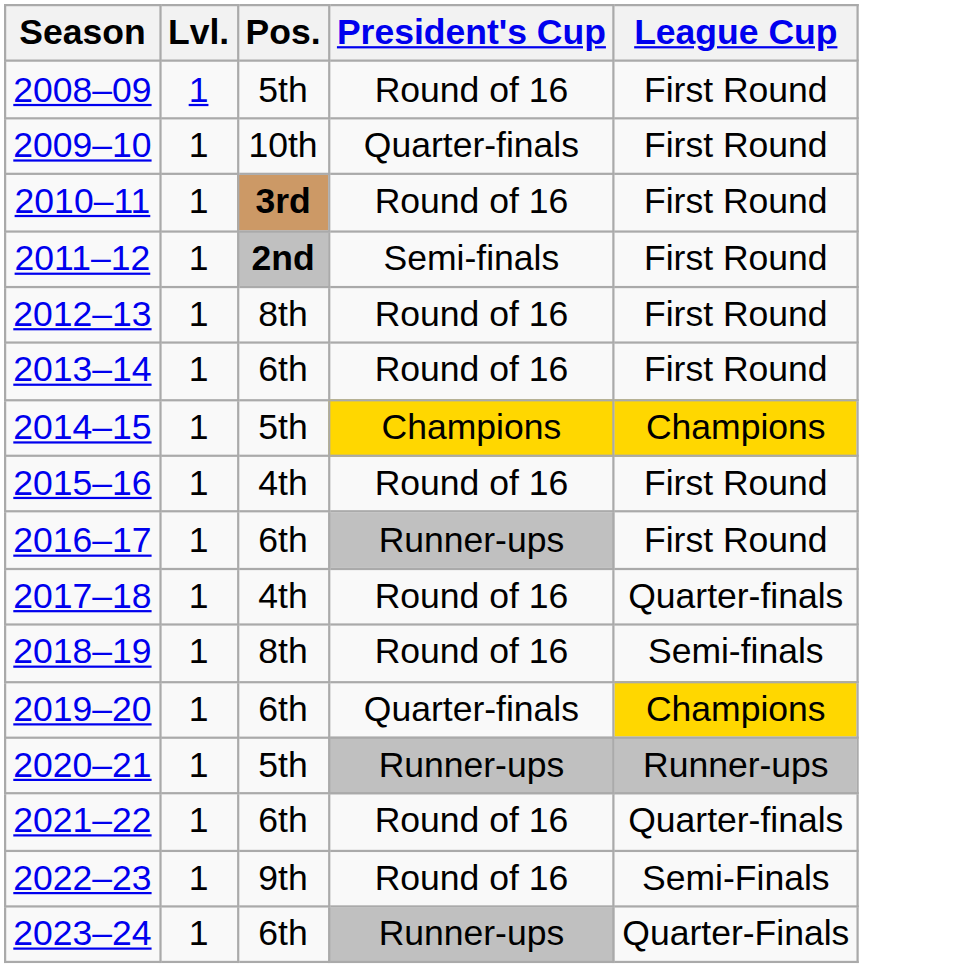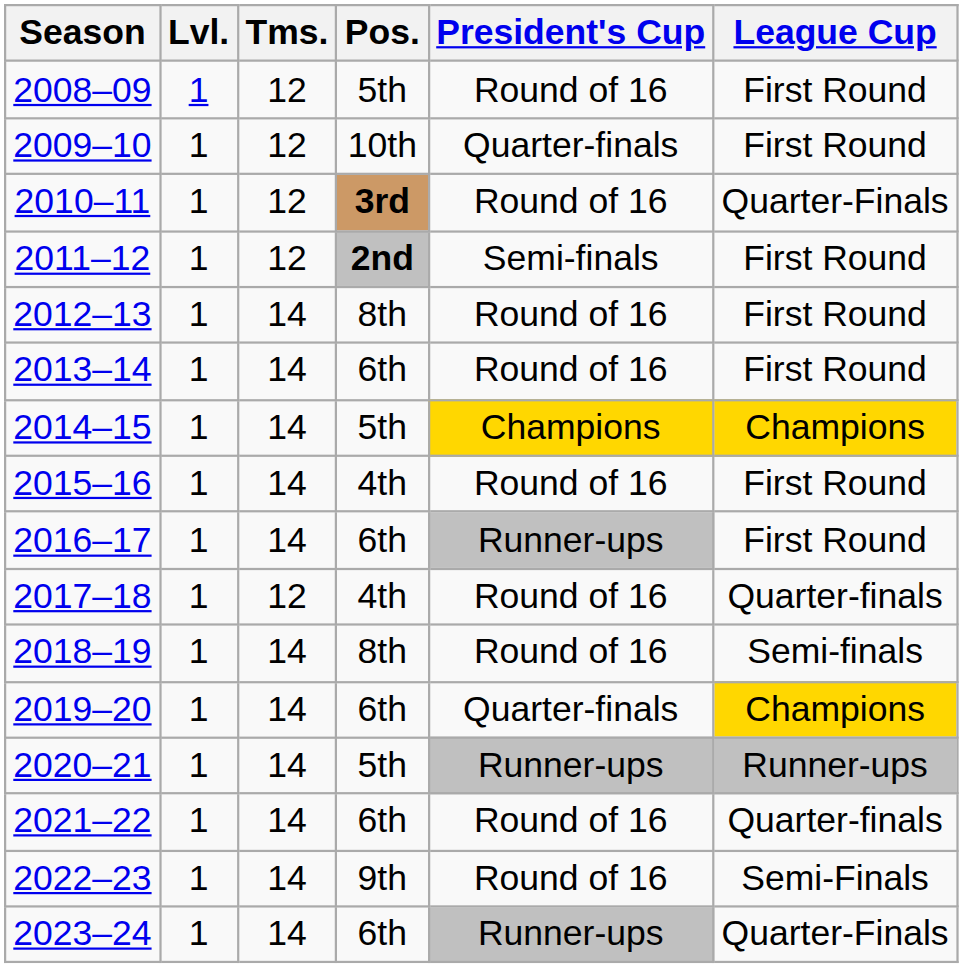+ column: (287, 32)
(736, 201) First Round -> (835, 201) Quarter-Finals
